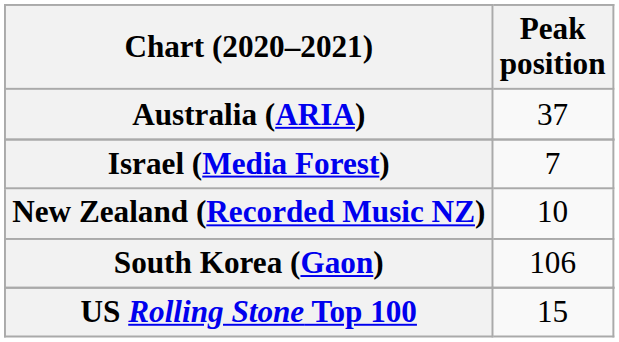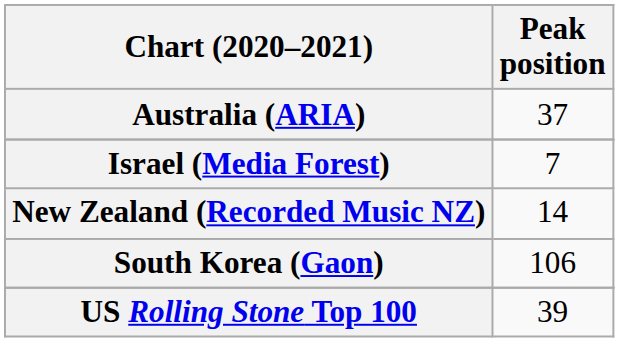(553, 212) 10 -> (553, 212) 14
(553, 311) 15 -> (553, 311) 39
